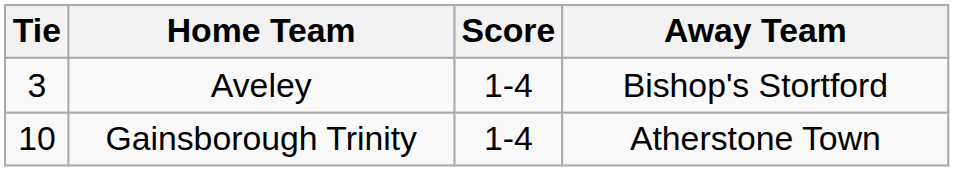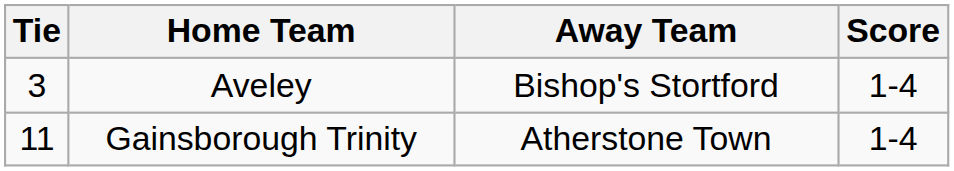columns swapped: (508, 31) <-> (755, 31)
(37, 138) 10 -> (37, 138) 11
